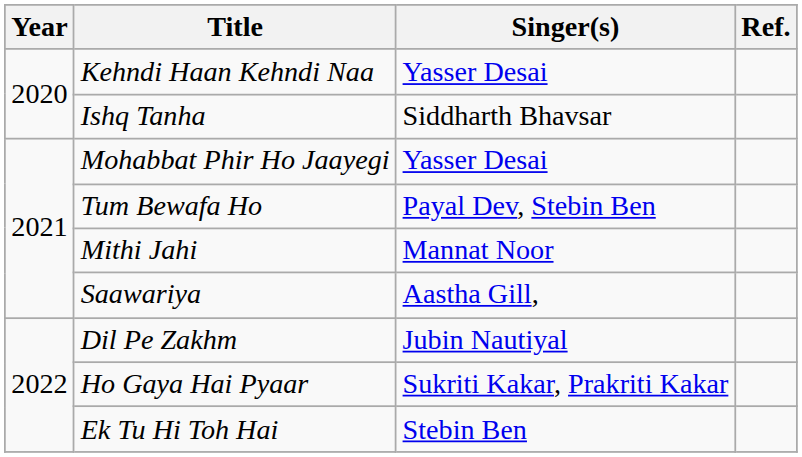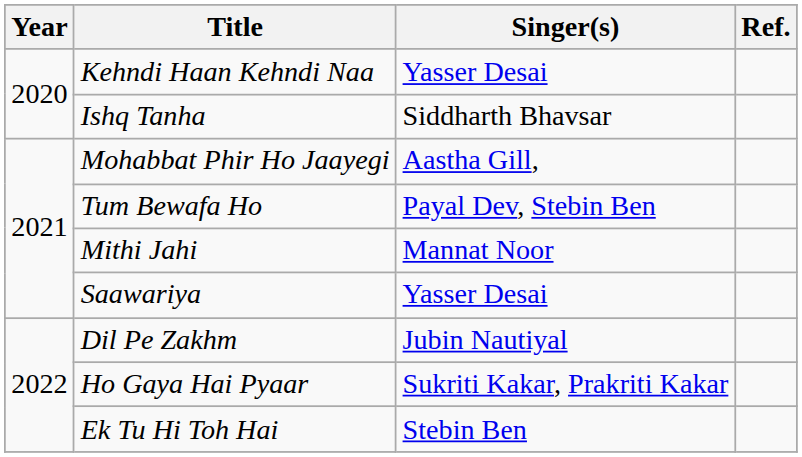(475, 160) Yasser Desai -> (471, 160) Aastha Gill,
(471, 294) Aastha Gill, -> (475, 294) Yasser Desai
